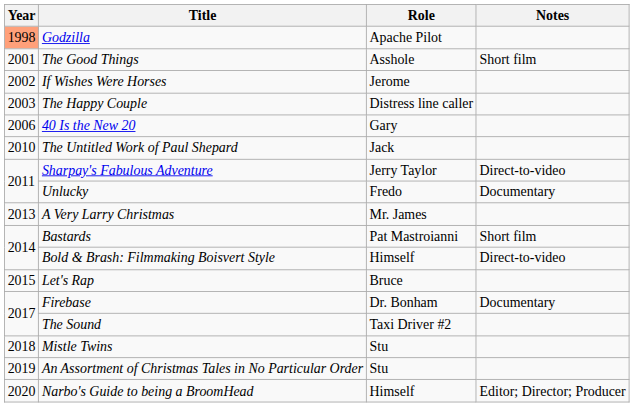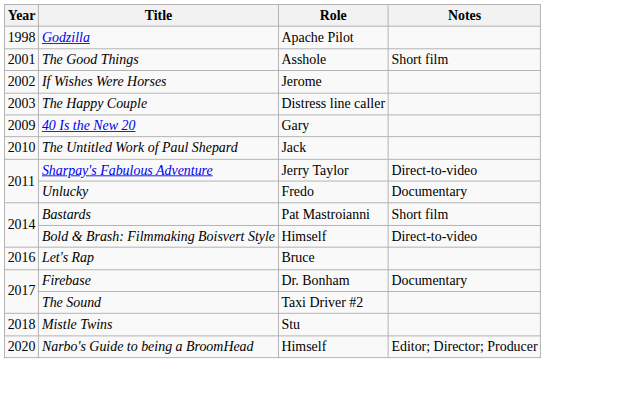(22, 37) lightsalmon background -> (22, 37) no background
(22, 125) 2006 -> (22, 125) 2009
- row: (108, 214)
(22, 280) 2015 -> (22, 258) 2016
- row: (203, 368)
